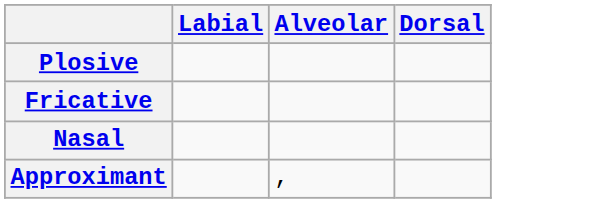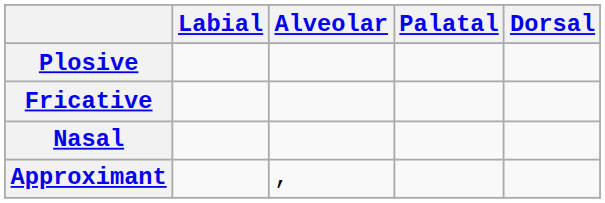+ column: (449, 24)
